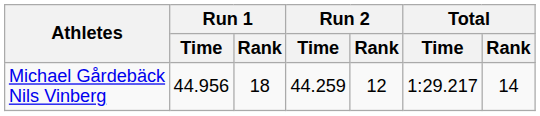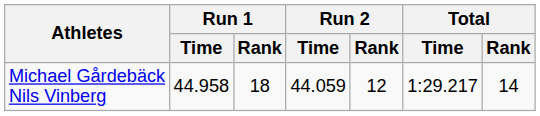(201, 87) 44.956 -> (201, 87) 44.958
(318, 87) 44.259 -> (318, 87) 44.059
